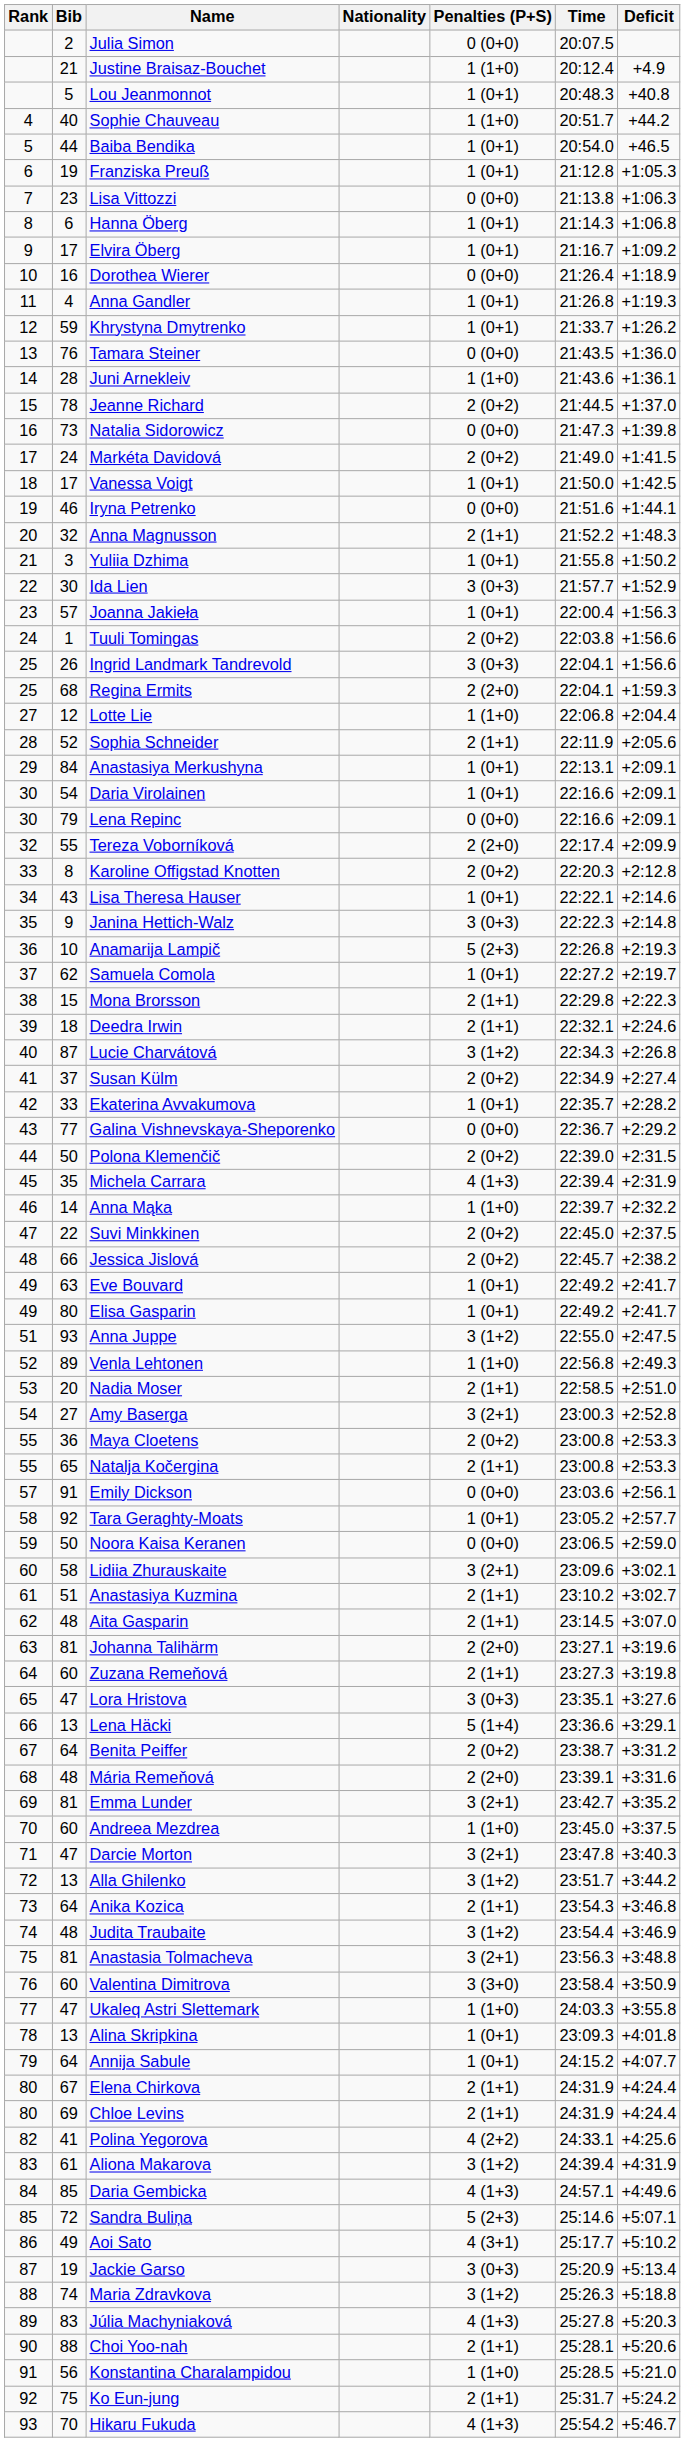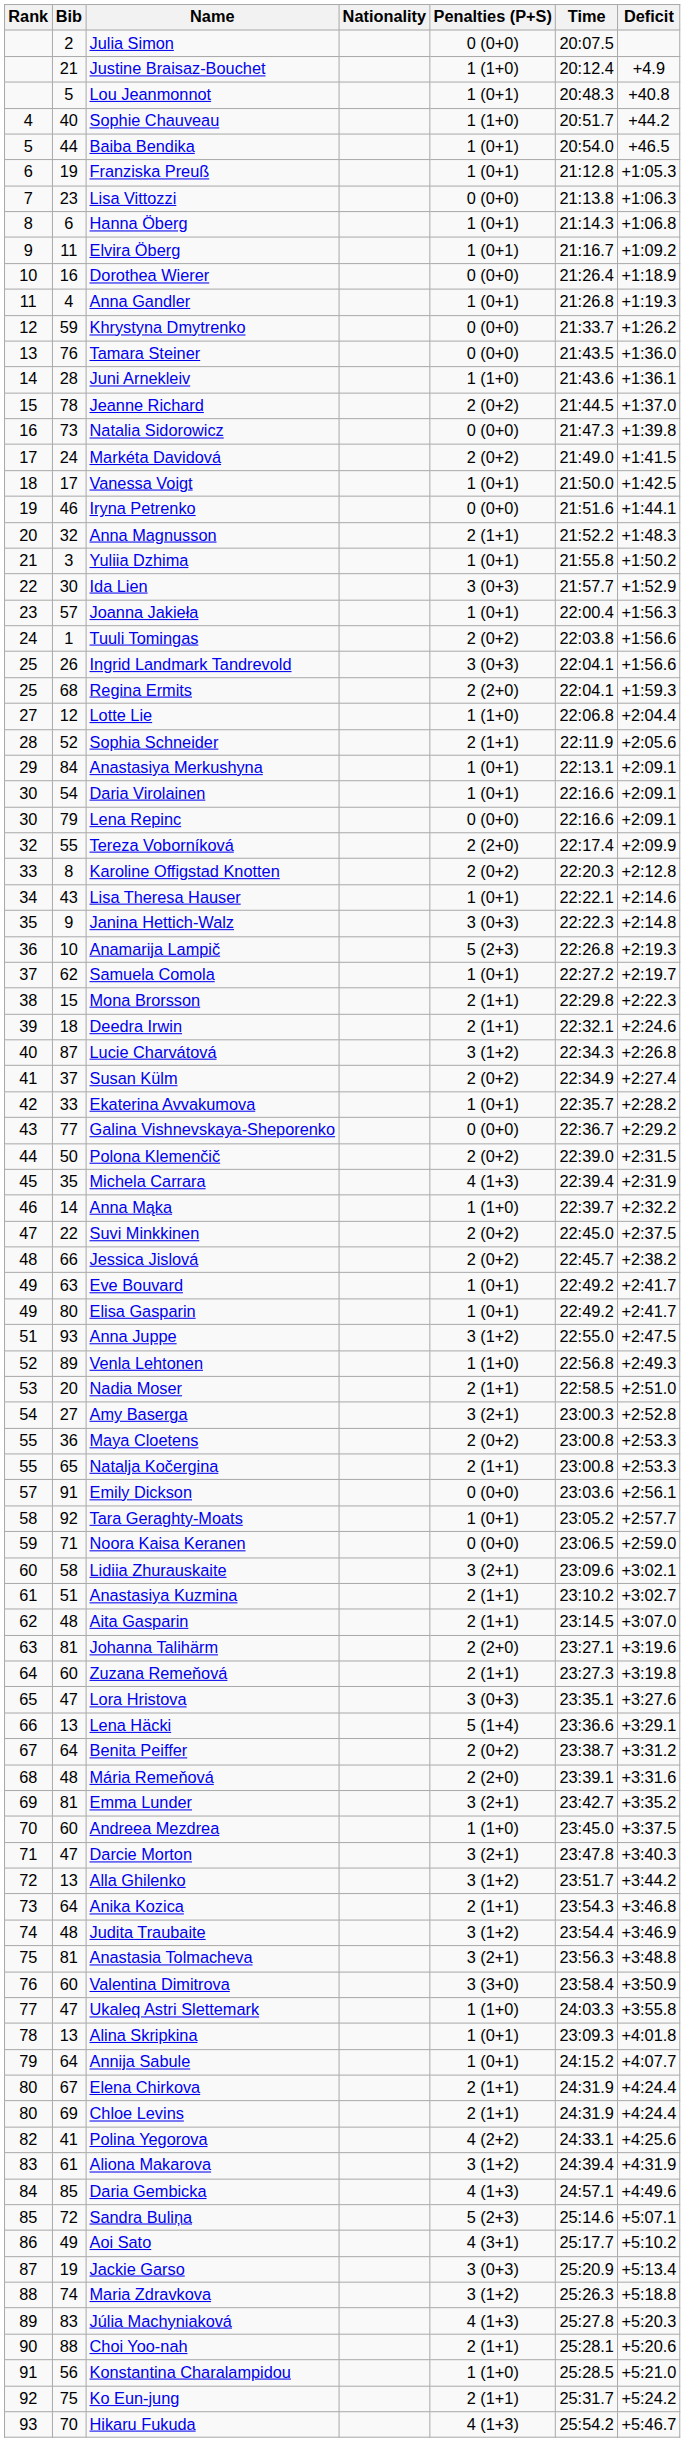(69, 250) 17 -> (69, 250) 11
(493, 328) 1 (0+1) -> (493, 328) 0 (0+0)
(69, 1544) 50 -> (69, 1544) 71
